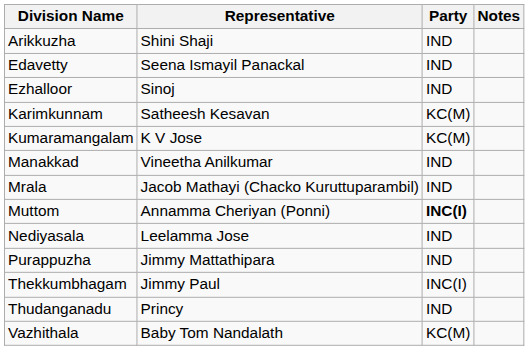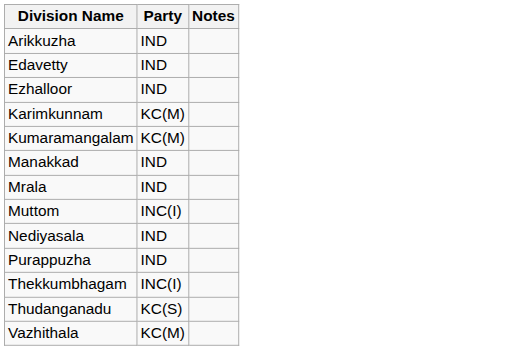- column: (280, 16)
(446, 211) bold -> (161, 211) normal
(439, 308) IND -> (162, 308) KC(S)
